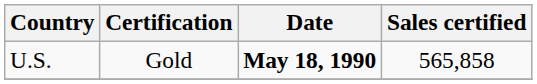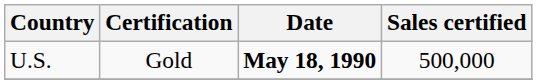(457, 60) 565,858 -> (457, 60) 500,000
